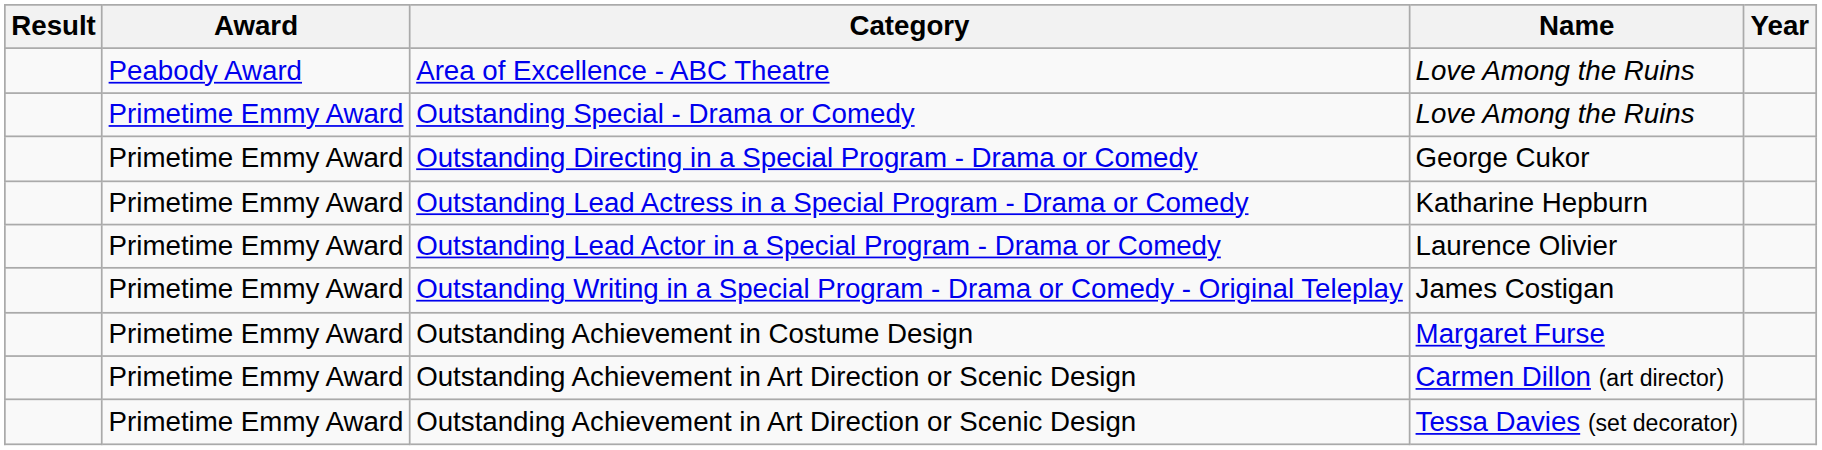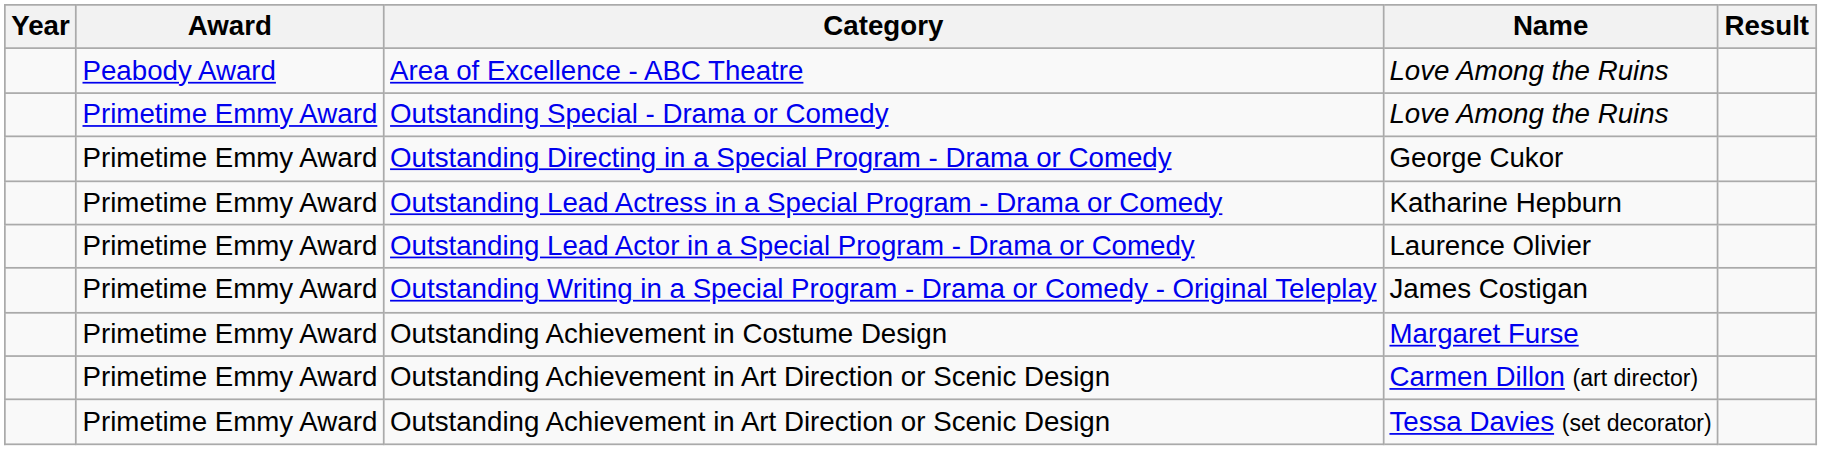columns swapped: (1780, 26) <-> (54, 26)
